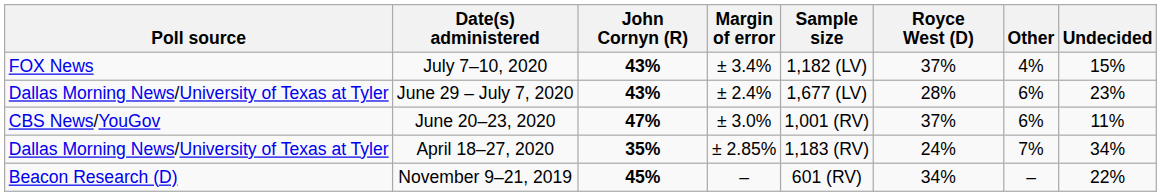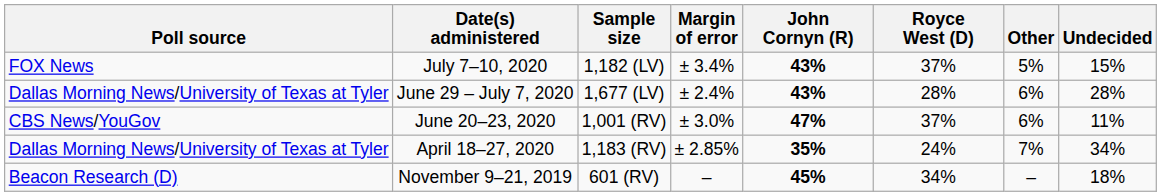columns swapped: (827, 29) <-> (643, 29)
(1031, 66) 4% -> (1031, 66) 5%
(1108, 94) 23% -> (1108, 94) 28%
(1108, 177) 22% -> (1108, 177) 18%
